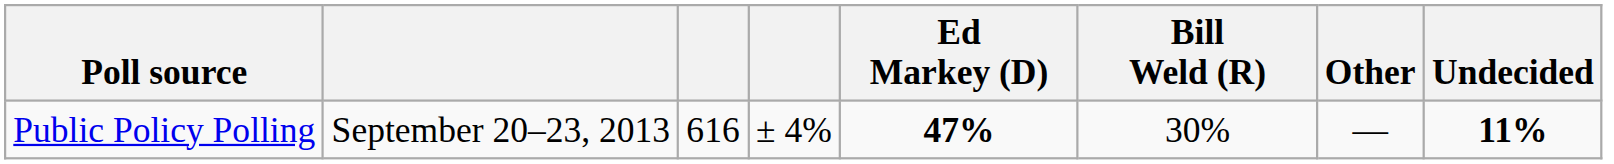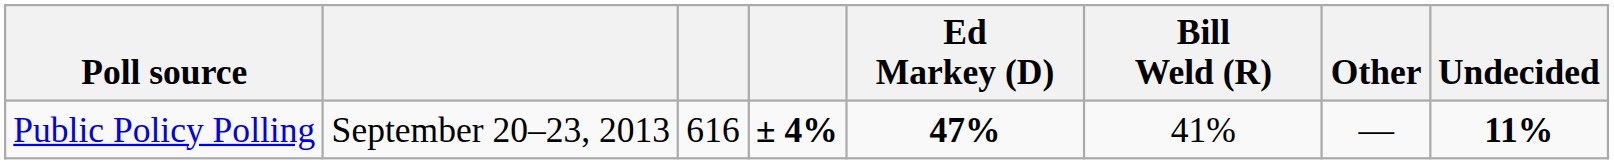(794, 128) normal -> (797, 128) bold
(1197, 128) 30% -> (1203, 128) 41%
